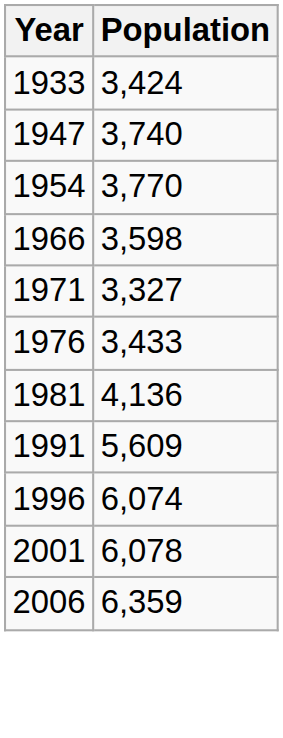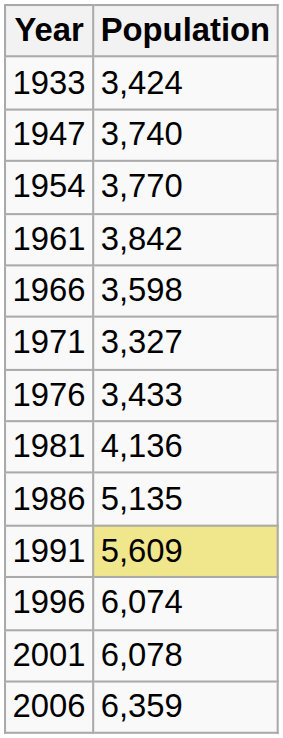+ row: (49, 238)
+ row: (49, 498)
(142, 446) no background -> (142, 550) khaki background
